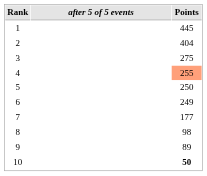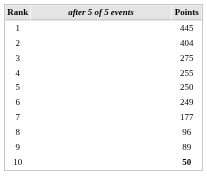(187, 73) lightsalmon background -> (187, 73) no background
(187, 132) 98 -> (187, 132) 96
